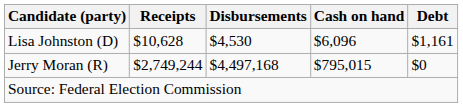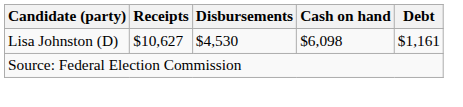(158, 41) $10,628 -> (158, 41) $10,627
(335, 41) $6,096 -> (321, 41) $6,098
- row: (58, 65)
